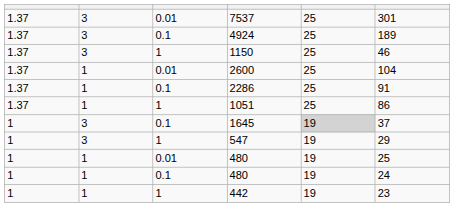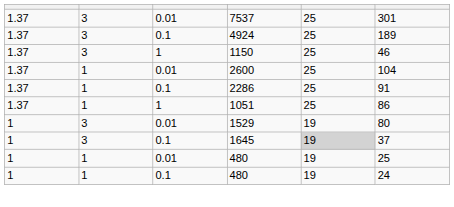+ row: (166, 123)
- row: (159, 140)
- row: (159, 193)
